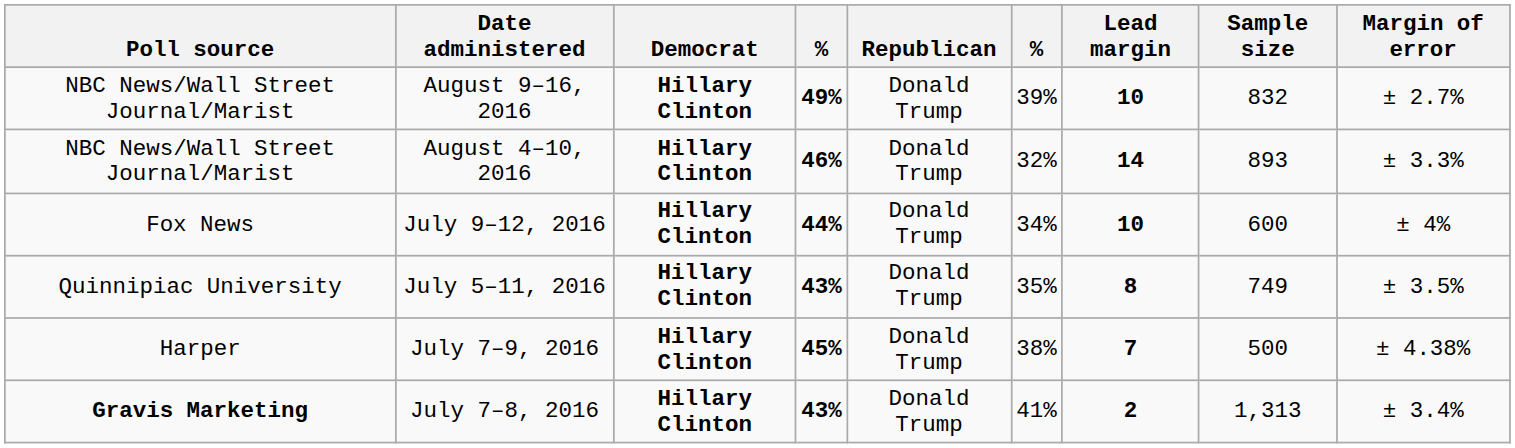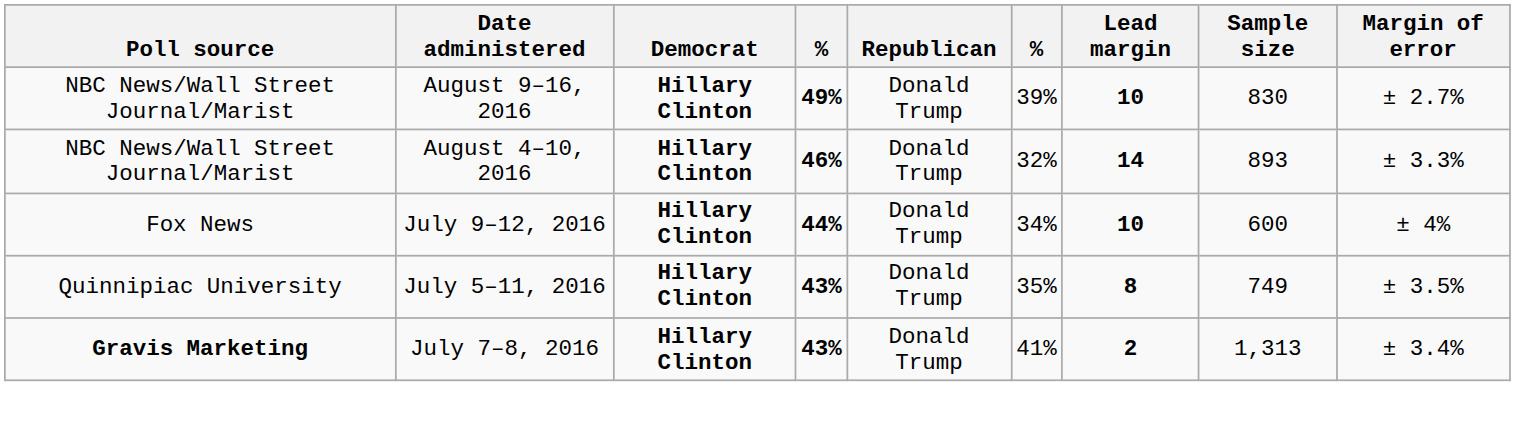(1268, 99) 832 -> (1268, 99) 830
- row: (504, 349)
